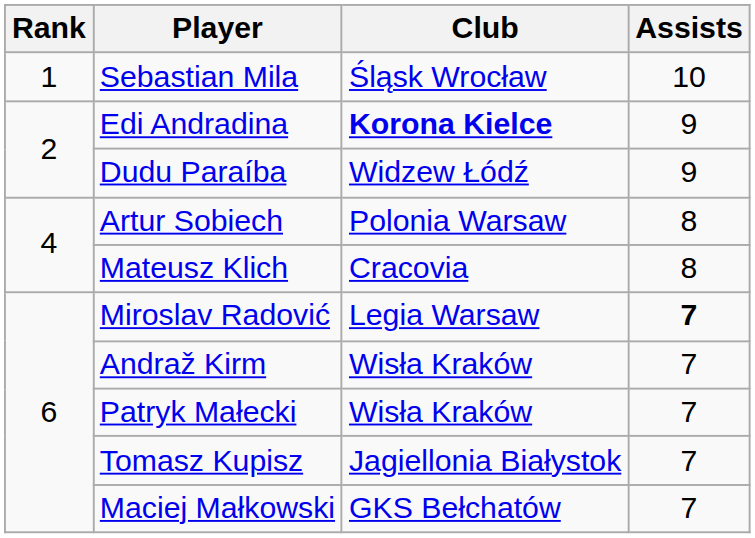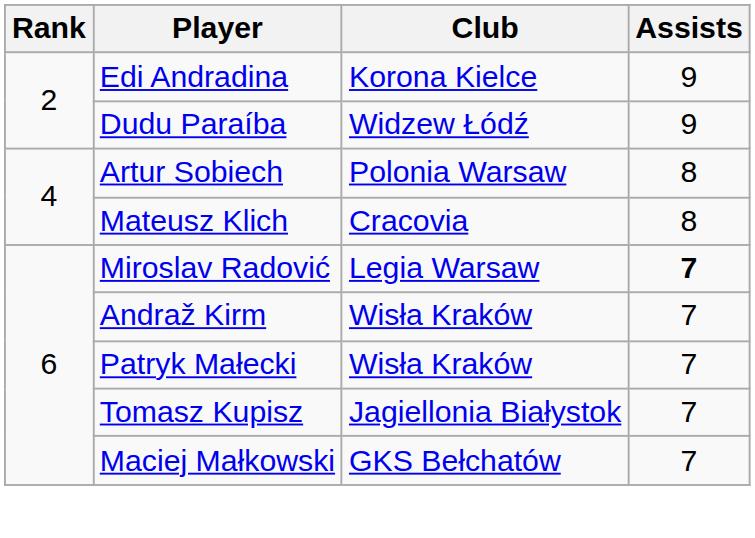- row: (199, 76)
(451, 124) bold -> (443, 76) normal
